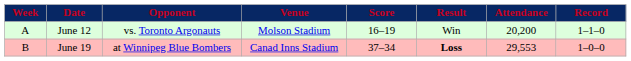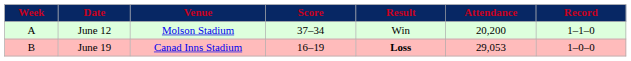- column: (172, 13)
(382, 30) 16–19 -> (311, 30) 37–34
(382, 47) 37–34 -> (311, 47) 16–19
(521, 47) 29,553 -> (491, 47) 29,053
